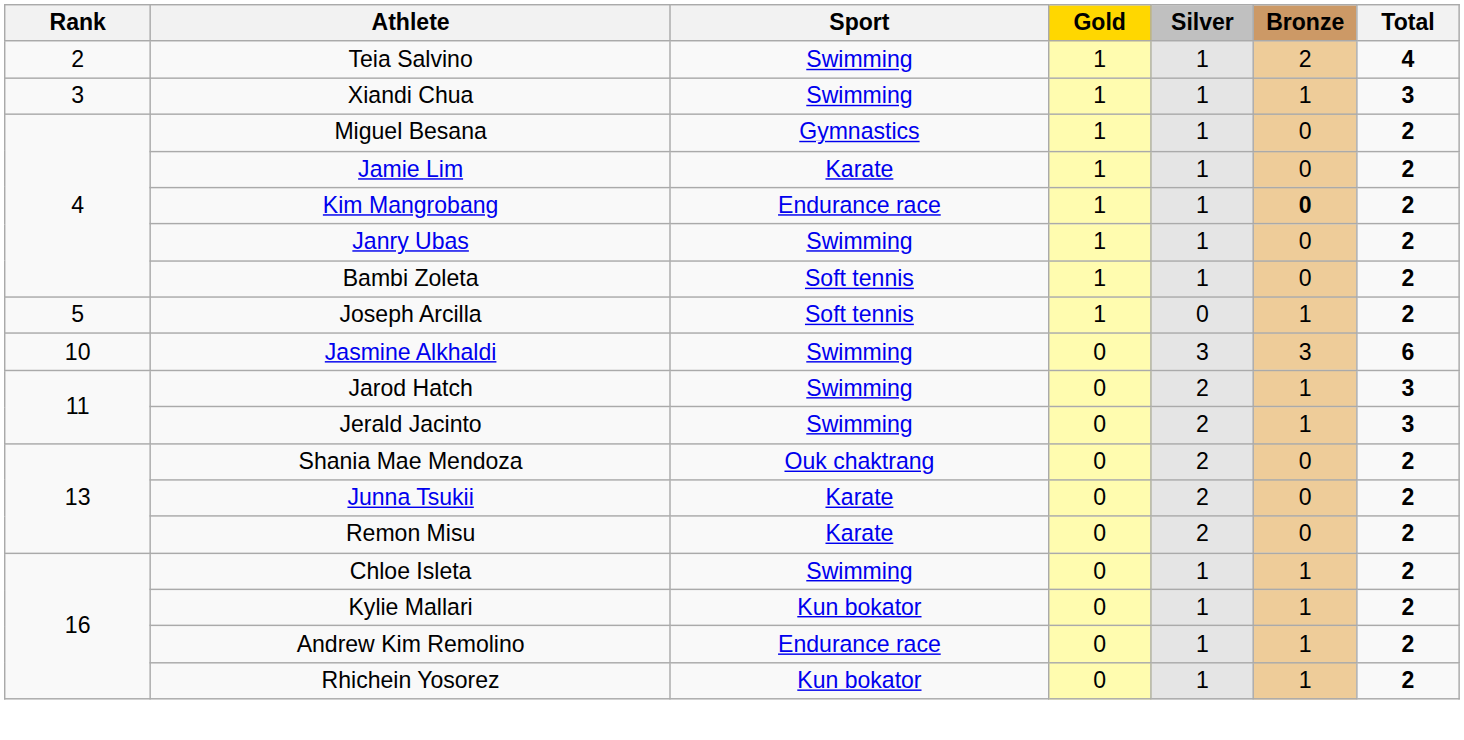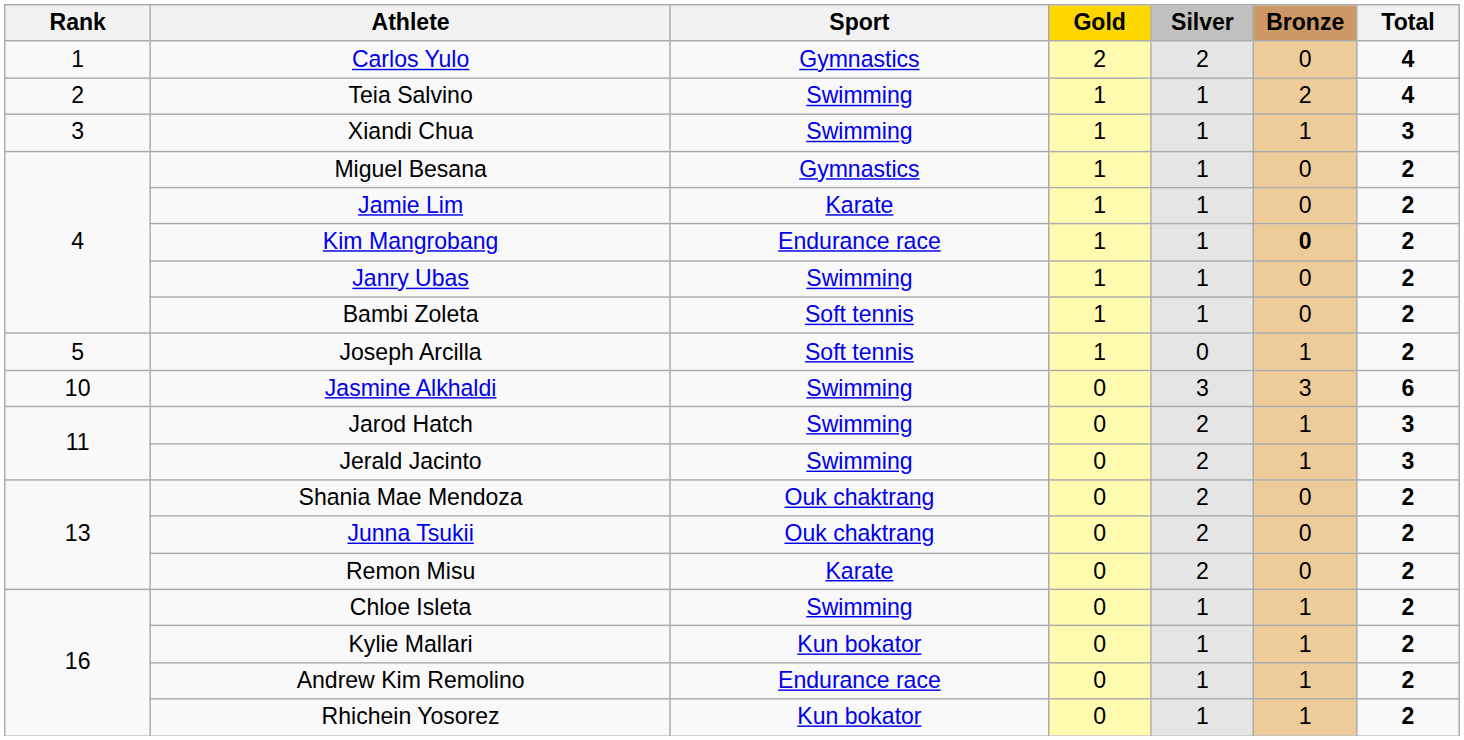+ row: (411, 59)
(859, 497) Karate -> (859, 534) Ouk chaktrang
